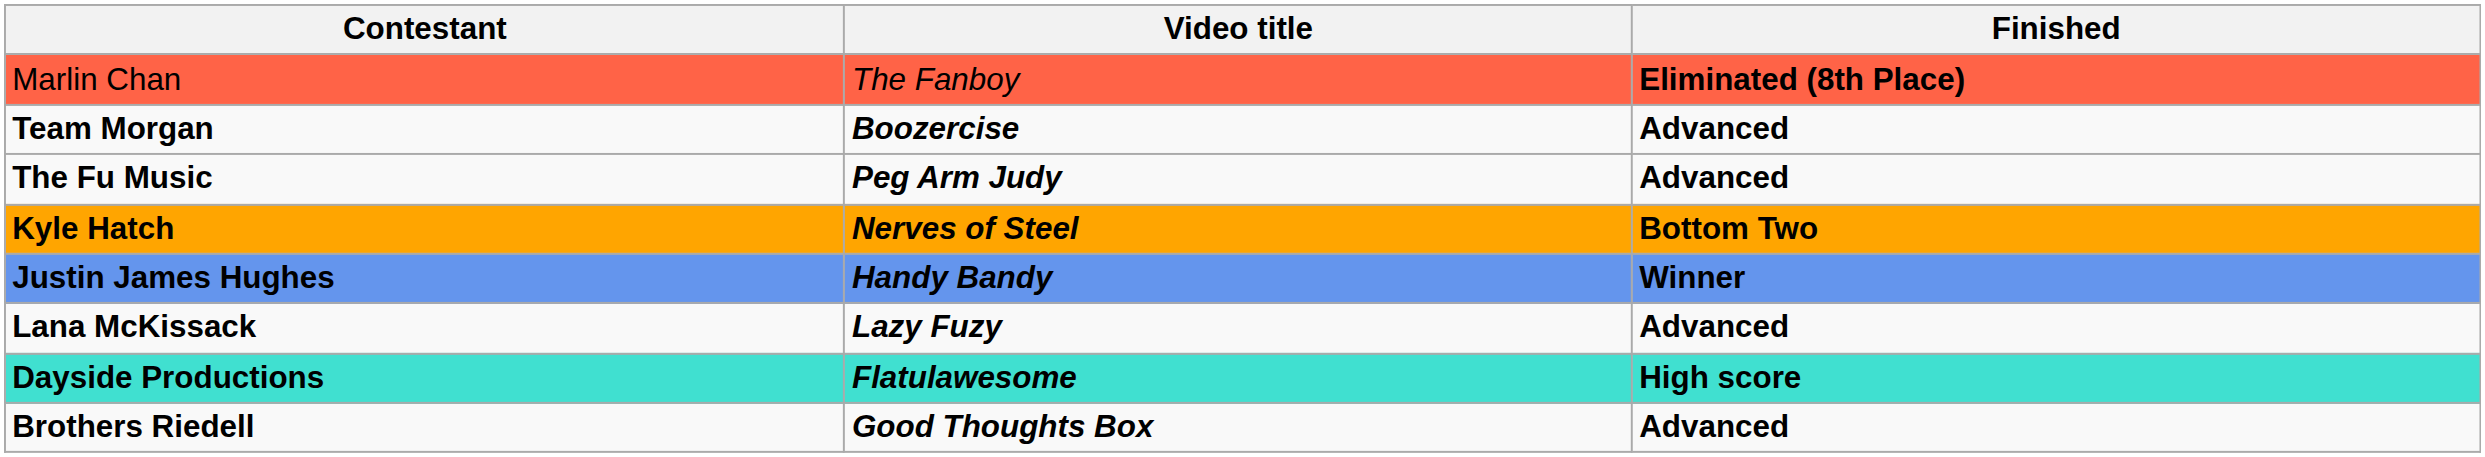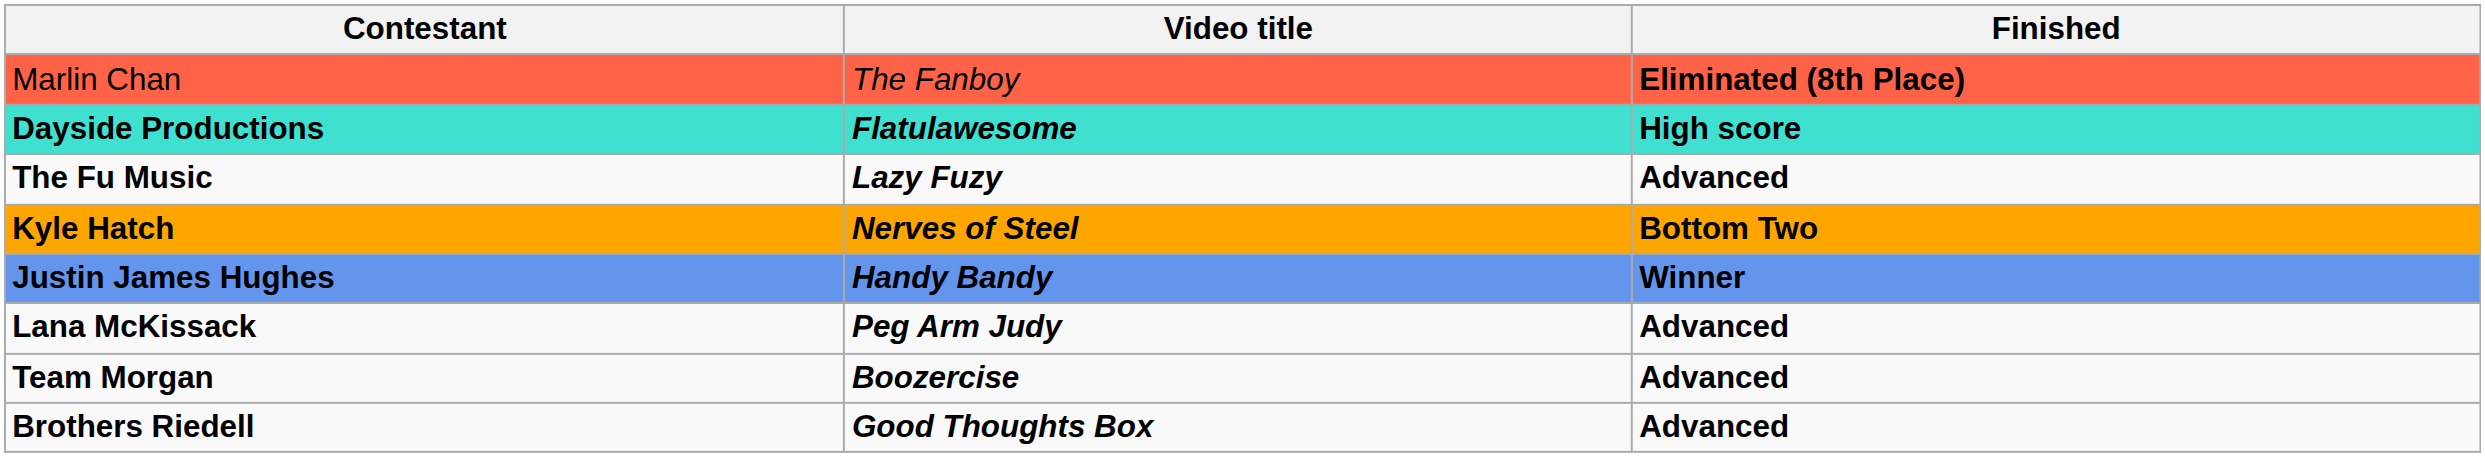rows swapped: (168, 377) <-> (113, 128)
(957, 178) Peg Arm Judy -> (927, 178) Lazy Fuzy
(927, 327) Lazy Fuzy -> (957, 327) Peg Arm Judy
